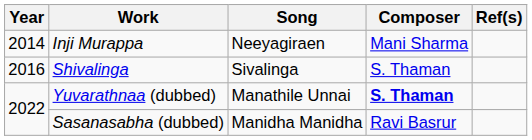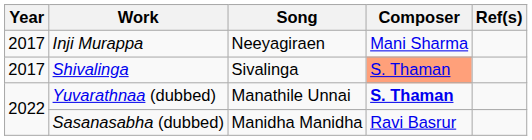(27, 43) 2014 -> (27, 43) 2017
(27, 69) 2016 -> (27, 69) 2017
(410, 69) no background -> (410, 69) lightsalmon background
